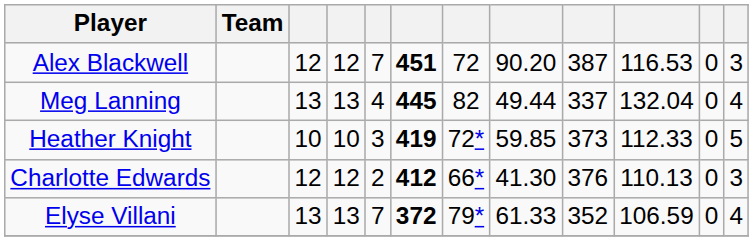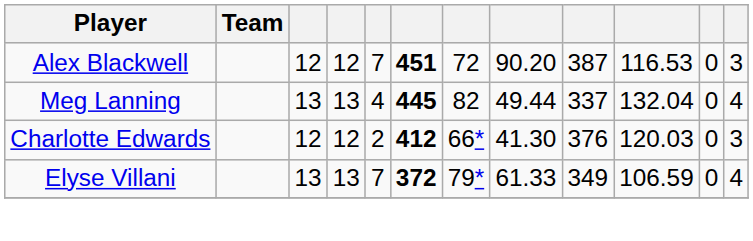- row: (110, 139)
(656, 178) 110.13 -> (656, 139) 120.03
(588, 216) 352 -> (588, 178) 349
